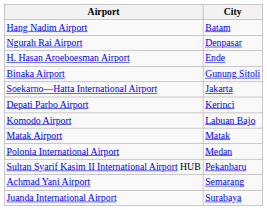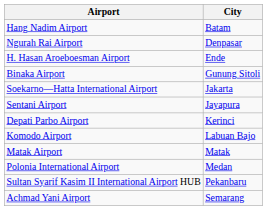+ row: (37, 105)
- row: (62, 197)
